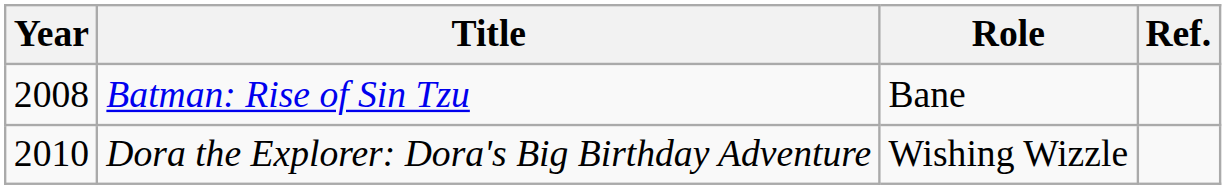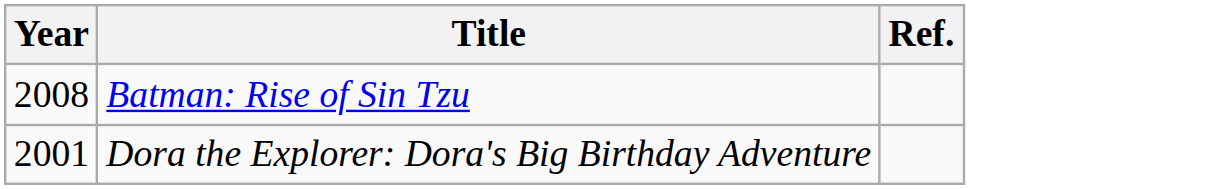- column: (1008, 34)
(51, 153) 2010 -> (51, 153) 2001
